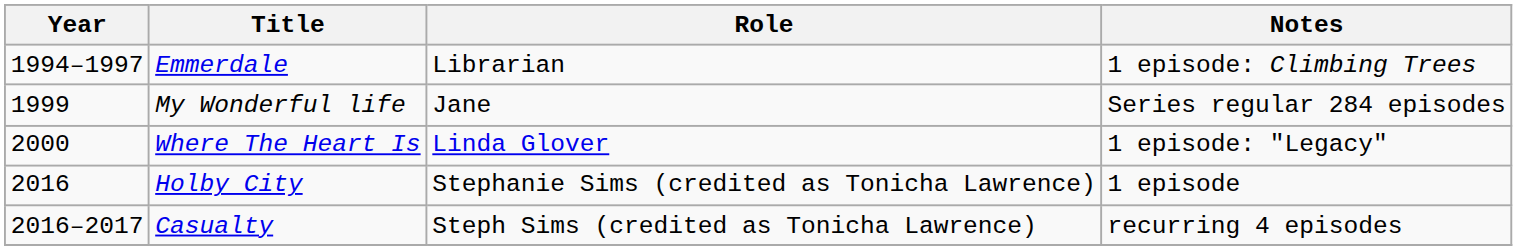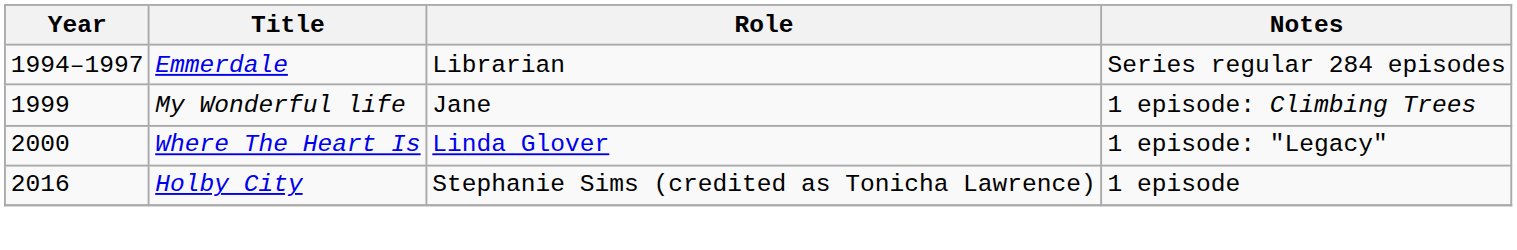(1292, 65) 1 episode: Climbing Trees -> (1307, 65) Series regular 284 episodes
(1307, 105) Series regular 284 episodes -> (1292, 105) 1 episode: Climbing Trees
- row: (214, 225)
